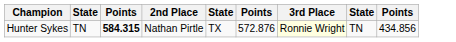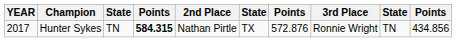+ column: (21, 12)
(312, 28) lightyellow background -> (345, 28) no background
